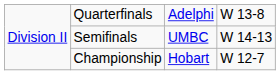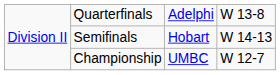(188, 37) UMBC -> (189, 37) Hobart
(189, 59) Hobart -> (188, 59) UMBC
